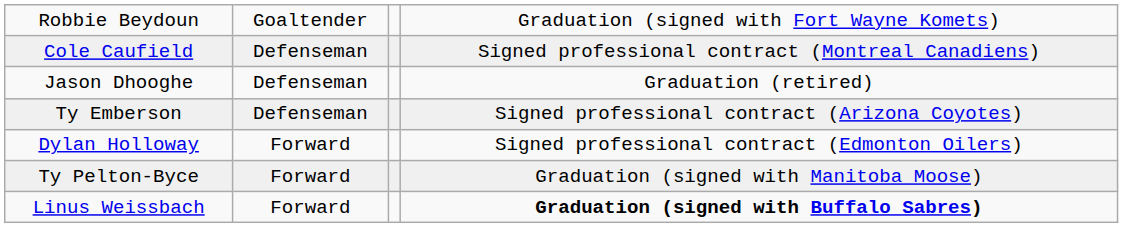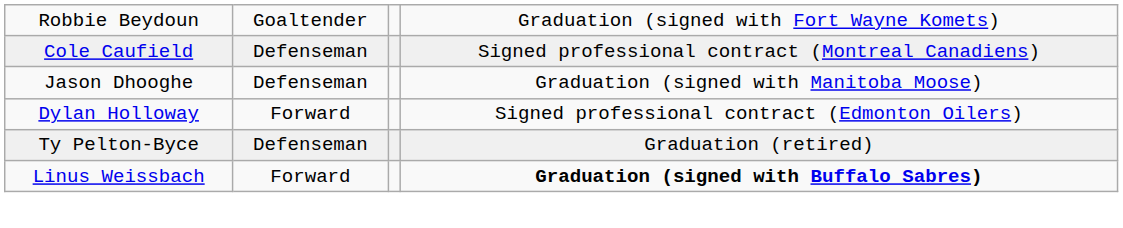(759, 83) Graduation (retired) -> (759, 83) Graduation (signed with Manitoba Moose)
- row: (119, 114)
(310, 176) Forward -> (310, 145) Defenseman
(759, 176) Graduation (signed with Manitoba Moose) -> (759, 145) Graduation (retired)
